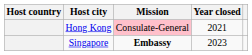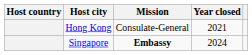(152, 27) pink background -> (152, 27) no background
(217, 43) 2023 -> (217, 43) 2024
